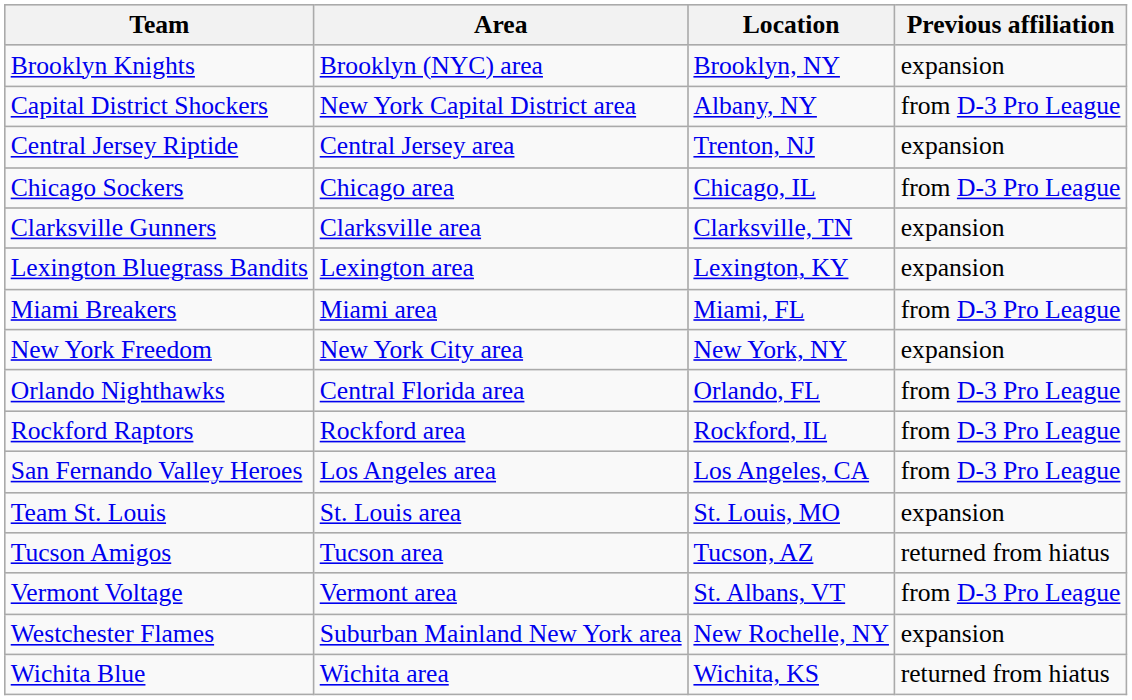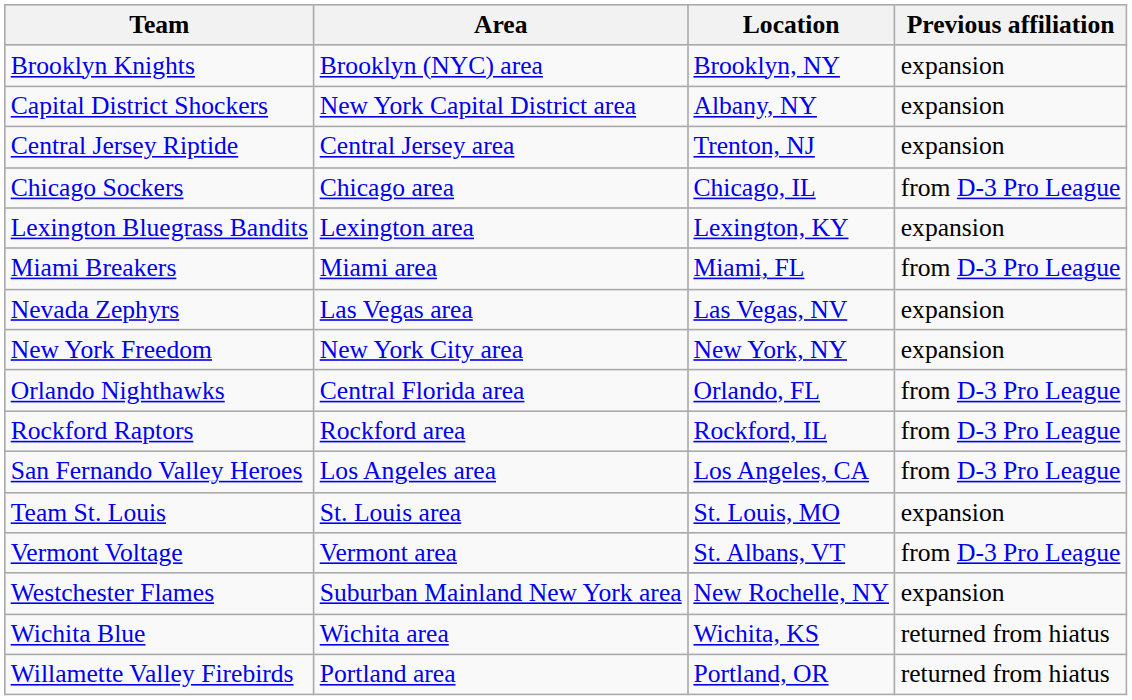(1011, 106) from D-3 Pro League -> (953, 106) expansion
- row: (113, 227)
+ row: (95, 308)
- row: (91, 552)
+ row: (152, 674)
